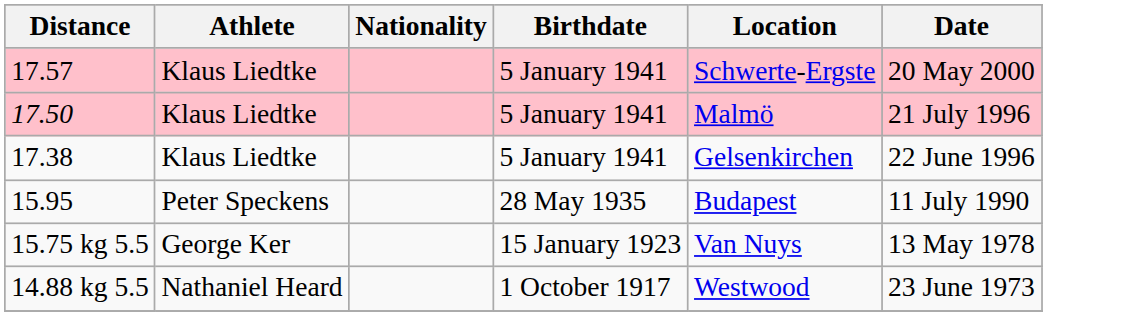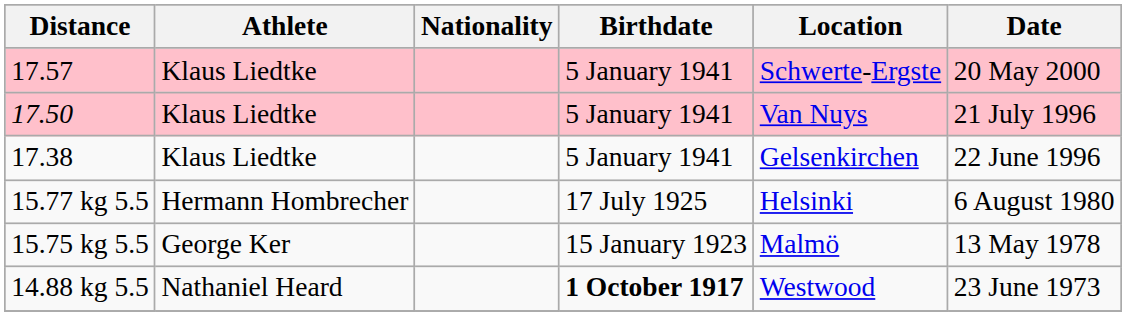(734, 113) Malmö -> (814, 113) Van Nuys
- row: (42, 200)
+ row: (80, 200)
(748, 244) Van Nuys -> (800, 244) Malmö
(585, 288) normal -> (654, 288) bold
